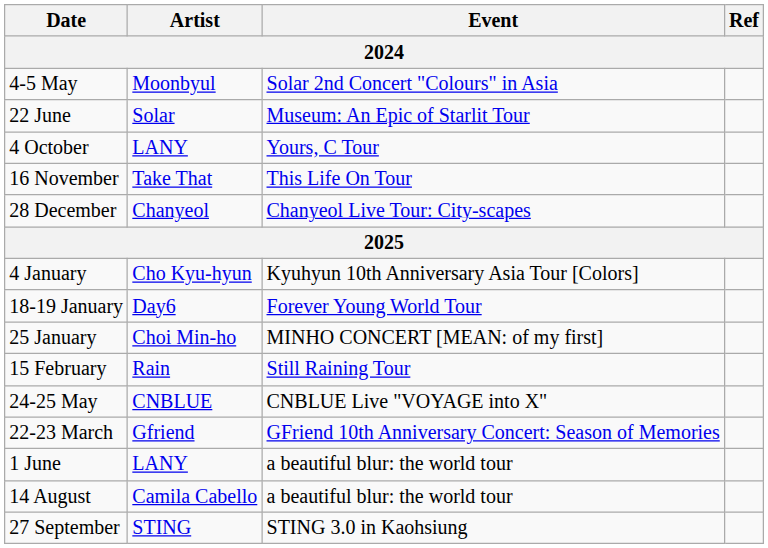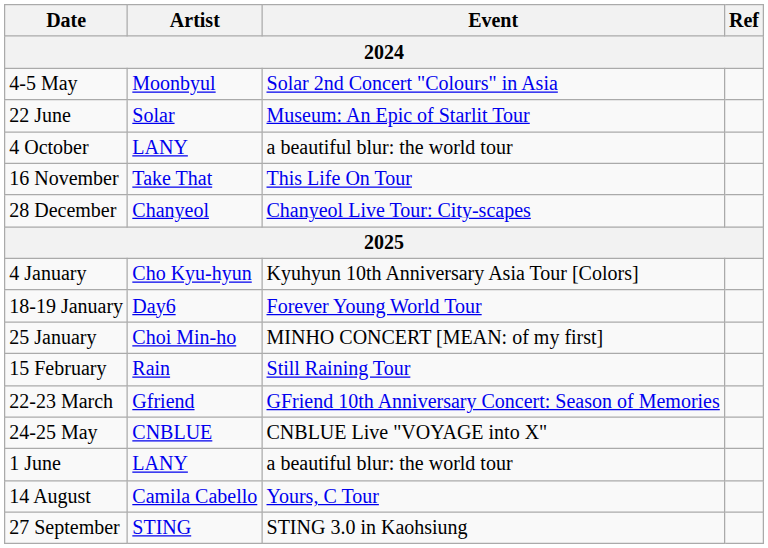(323, 147) Yours, C Tour -> (390, 147) a beautiful blur: the world tour
rows swapped: (61, 432) <-> (53, 400)
(390, 496) a beautiful blur: the world tour -> (323, 496) Yours, C Tour
